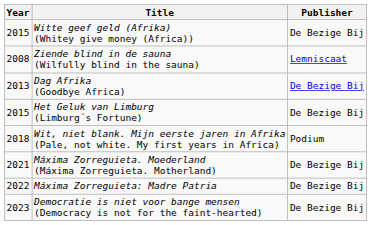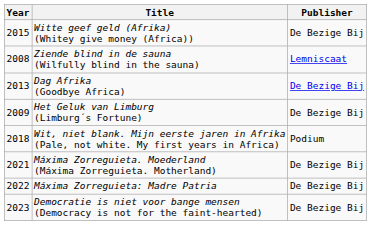(18, 112) 2015 -> (18, 112) 2009
